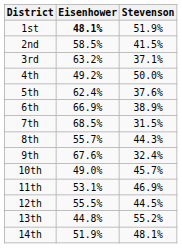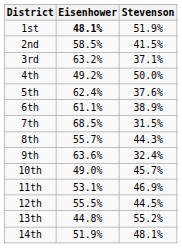(88, 108) 66.9% -> (88, 108) 61.1%
(88, 155) 67.6% -> (88, 155) 63.6%
